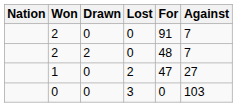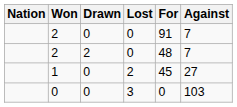(165, 72) 47 -> (165, 72) 45
